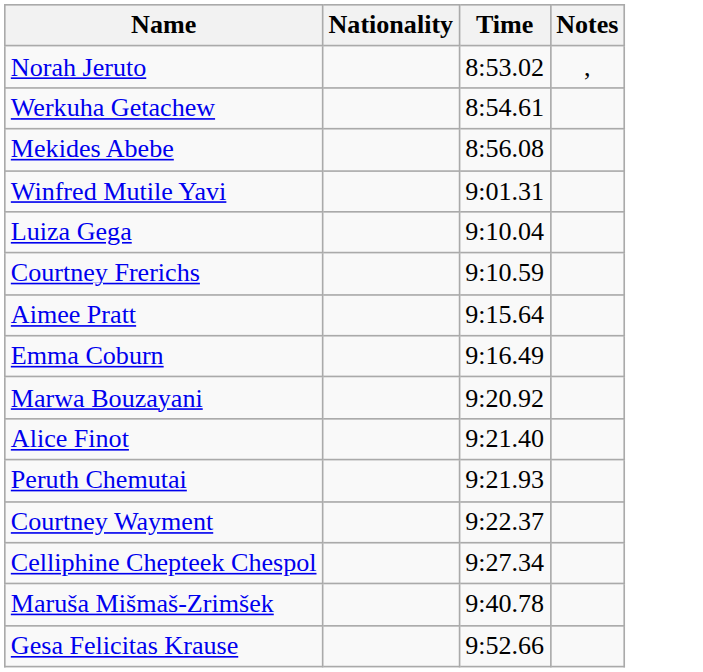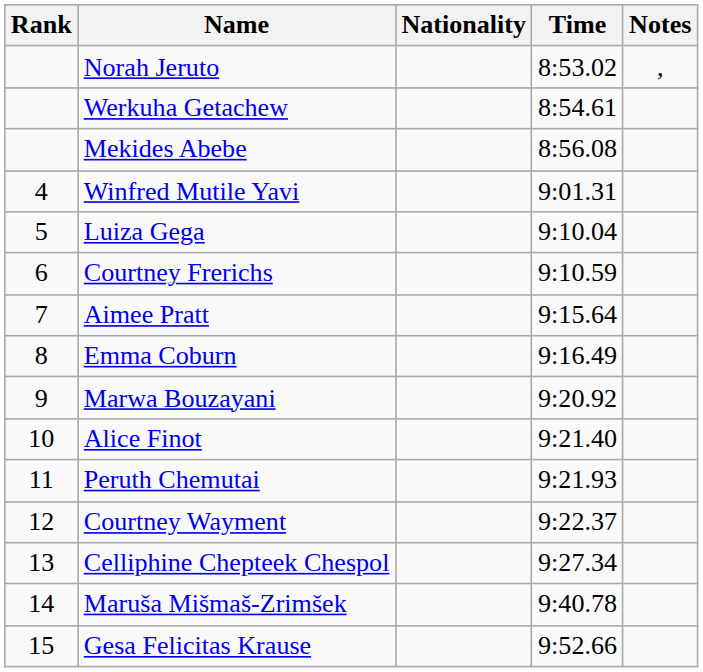+ column: (41, 25)
